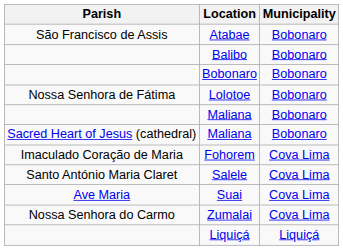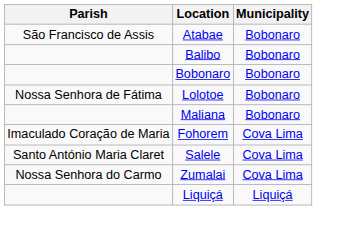- row: (102, 134)
- row: (102, 194)
